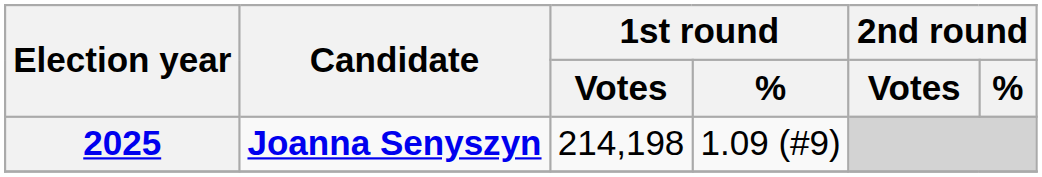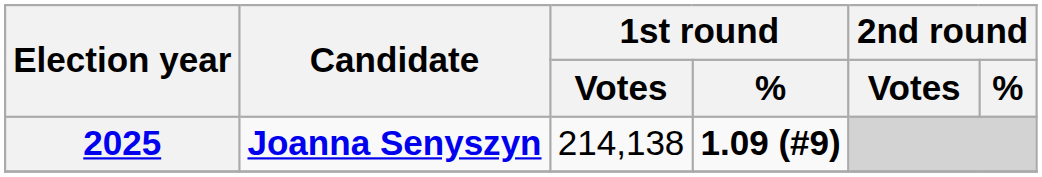(621, 143) 214,198 -> (621, 143) 214,138
(771, 143) normal -> (771, 143) bold
